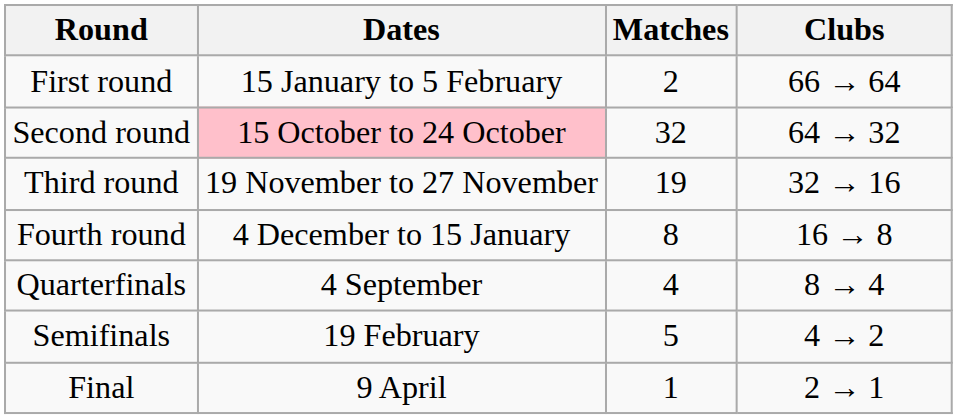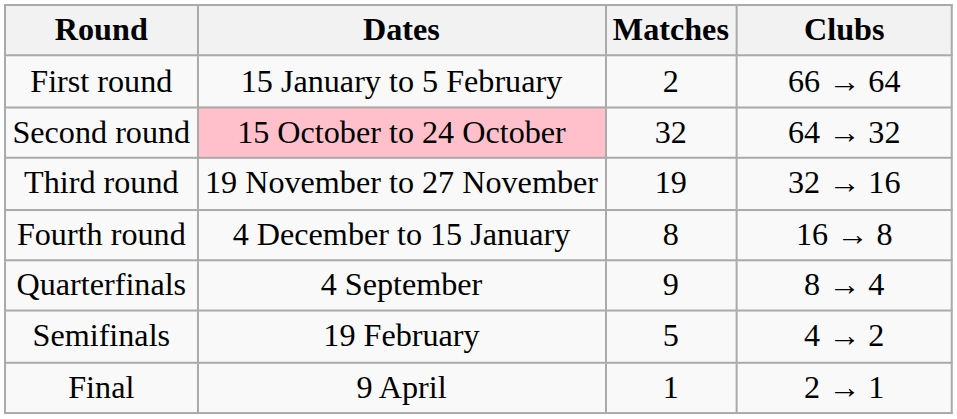(671, 285) 4 -> (671, 285) 9
